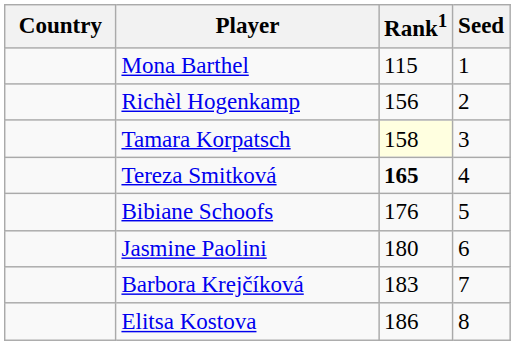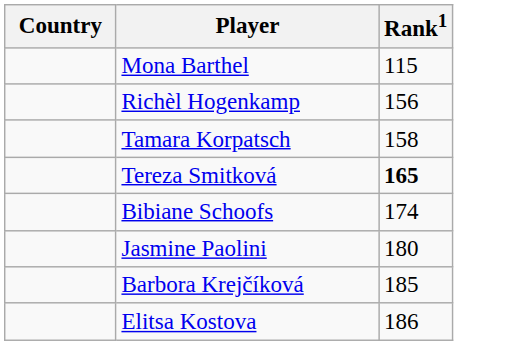- column: (481, 25)
(401, 138) lightyellow background -> (401, 138) no background
(401, 211) 176 -> (401, 211) 174
(401, 284) 183 -> (401, 284) 185
